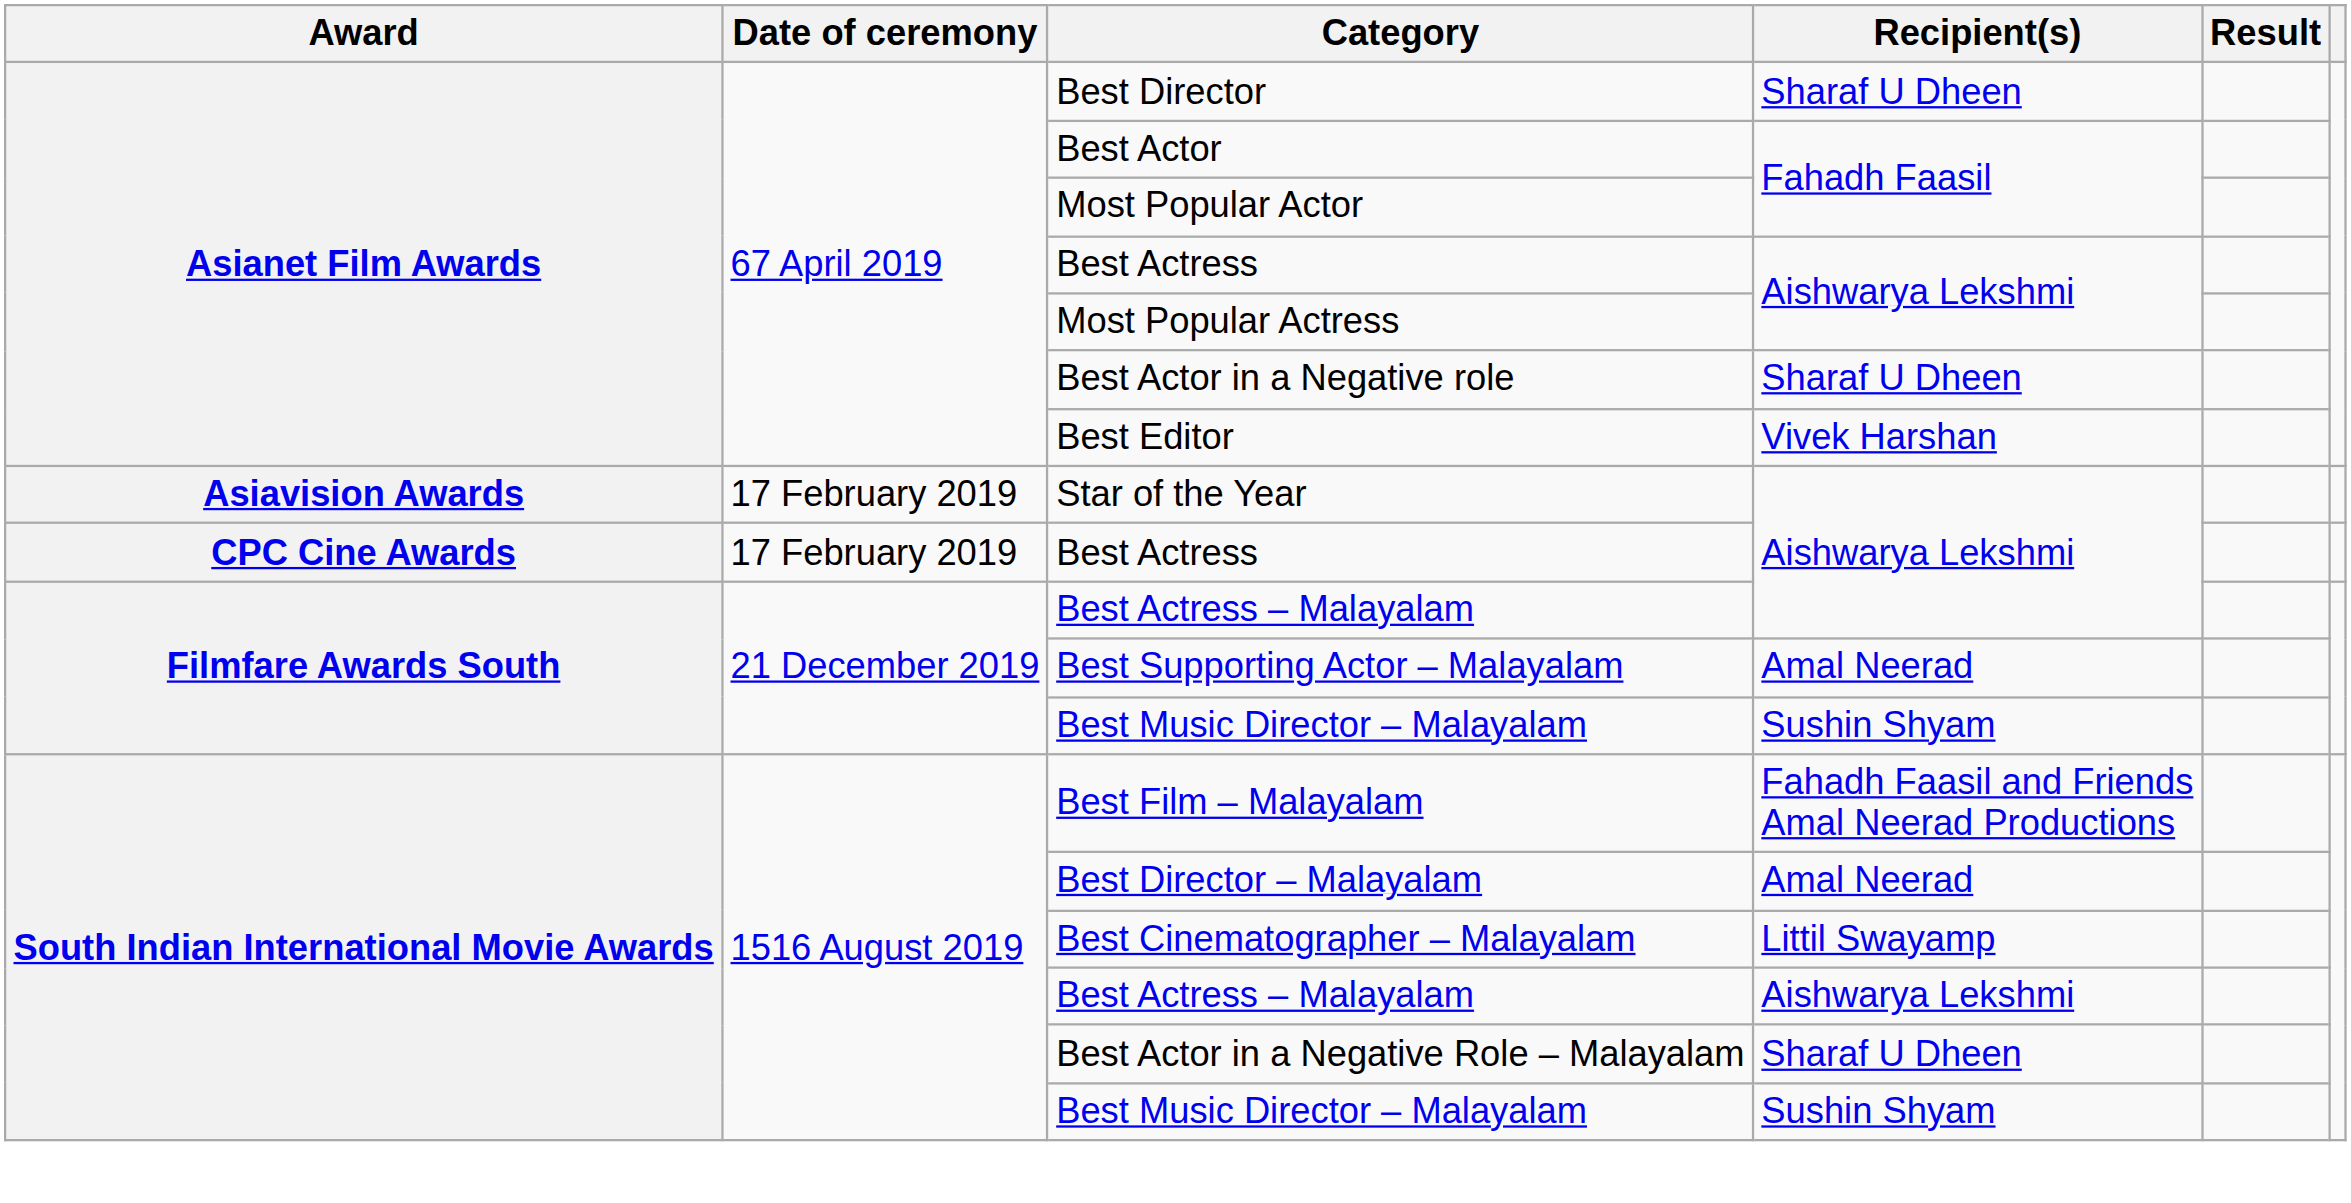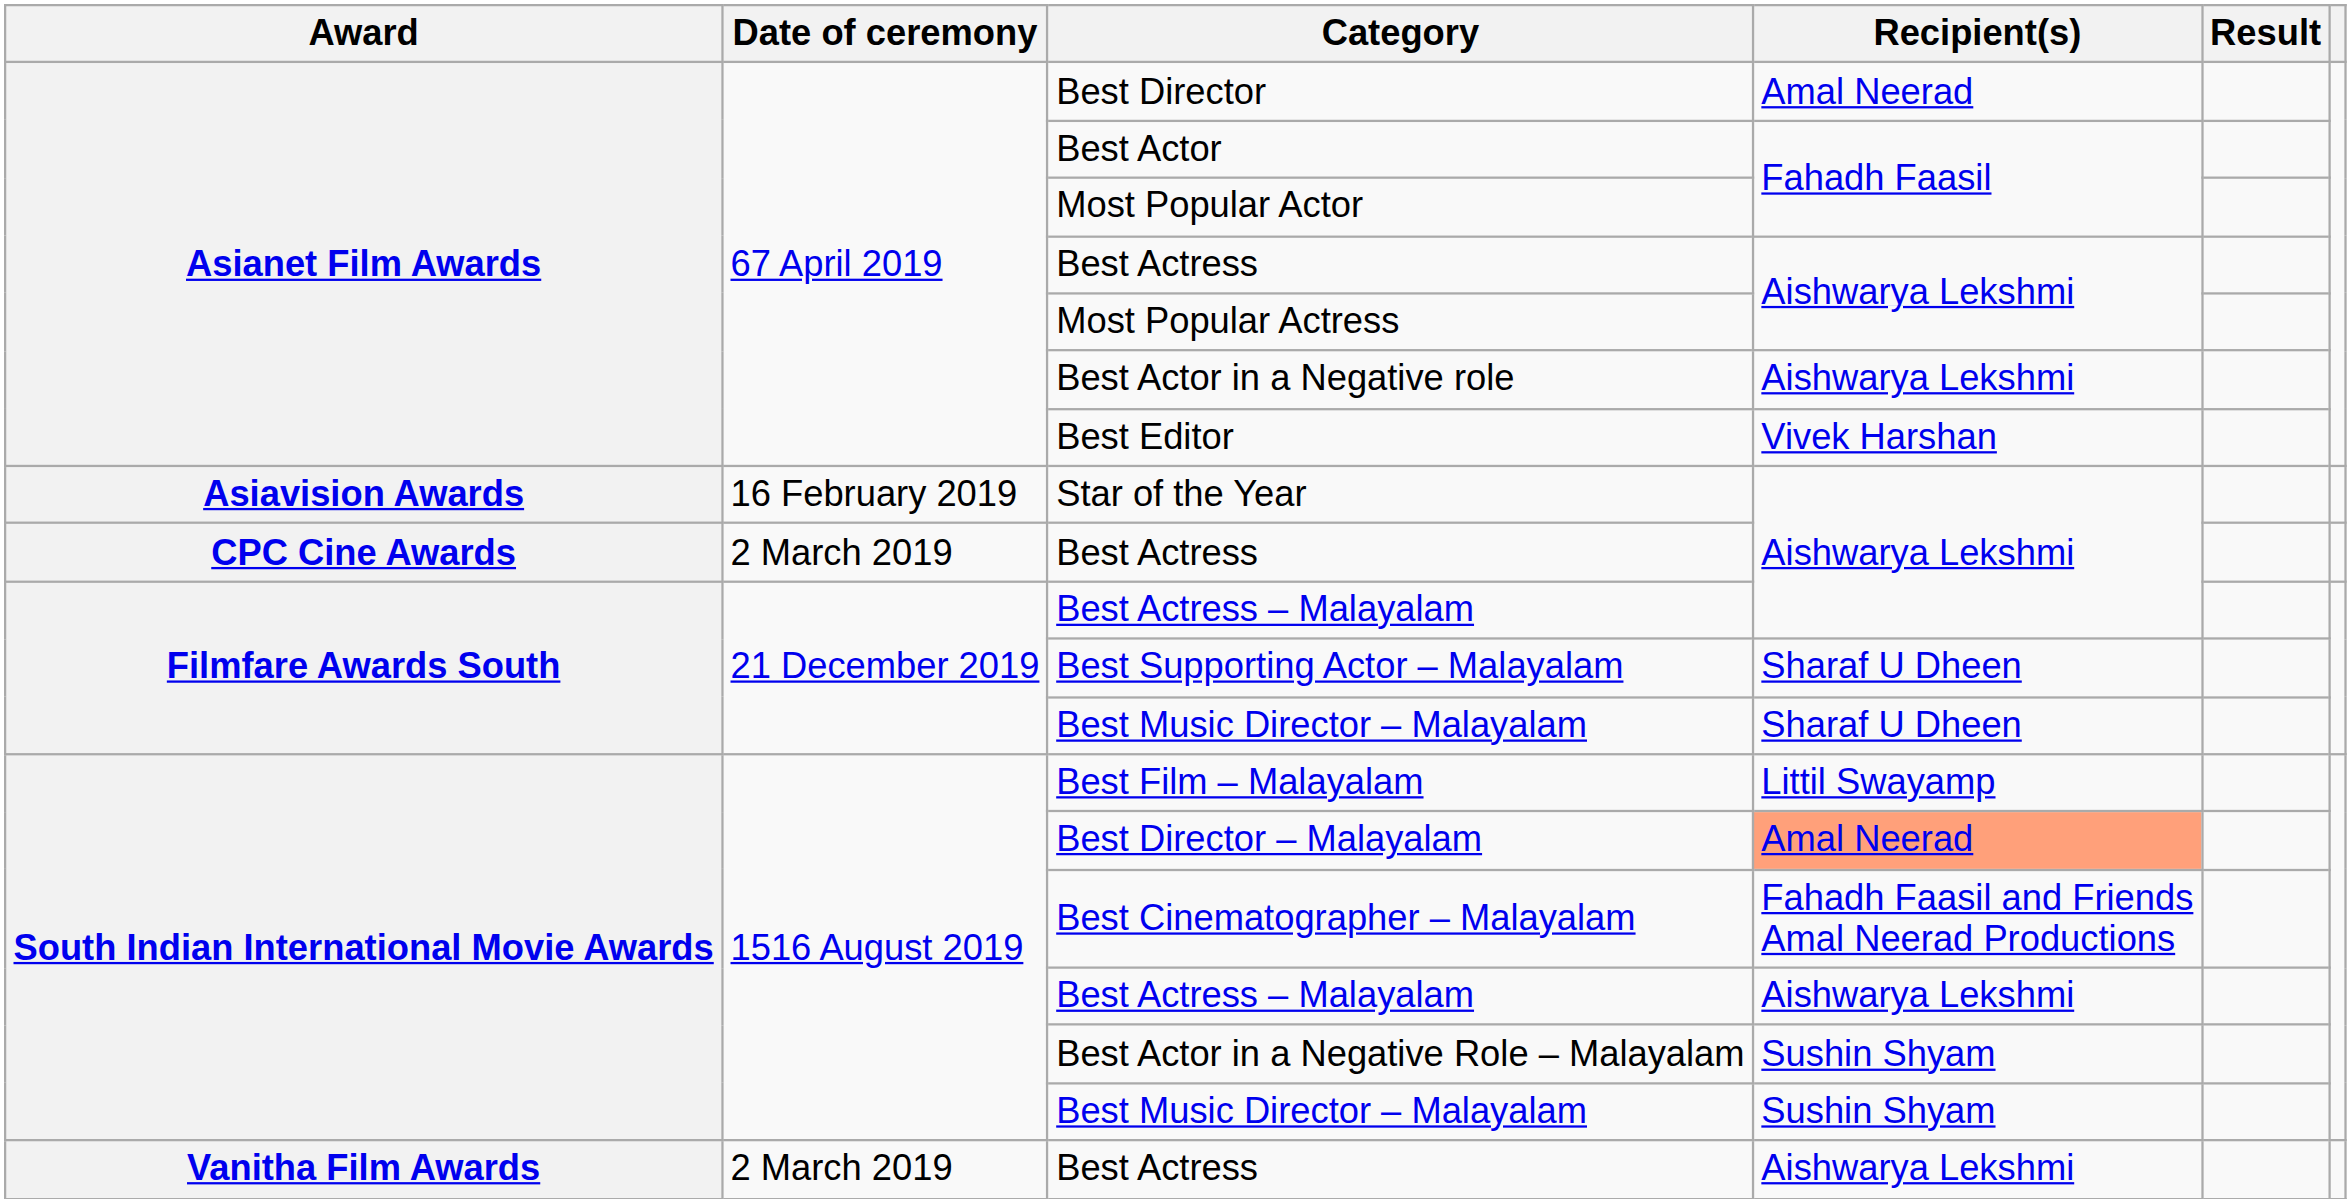(1892, 90) Sharaf U Dheen -> (1867, 90) Amal Neerad
(1892, 378) Sharaf U Dheen -> (1918, 378) Aishwarya Lekshmi
(874, 494) 17 February 2019 -> (874, 494) 16 February 2019
(874, 551) 17 February 2019 -> (842, 551) 2 March 2019
(1867, 666) Amal Neerad -> (1892, 666) Sharaf U Dheen
(1878, 724) Sushin Shyam -> (1892, 724) Sharaf U Dheen
(1977, 802) Fahadh Faasil and Friends Amal Neerad Productions -> (1878, 782) Littil Swayamp
(1867, 880) no background -> (1867, 839) lightsalmon background
(1878, 938) Littil Swayamp -> (1977, 917) Fahadh Faasil and Friends Amal Neerad Productions
(1892, 1053) Sharaf U Dheen -> (1878, 1053) Sushin Shyam
+ row: (364, 1168)
